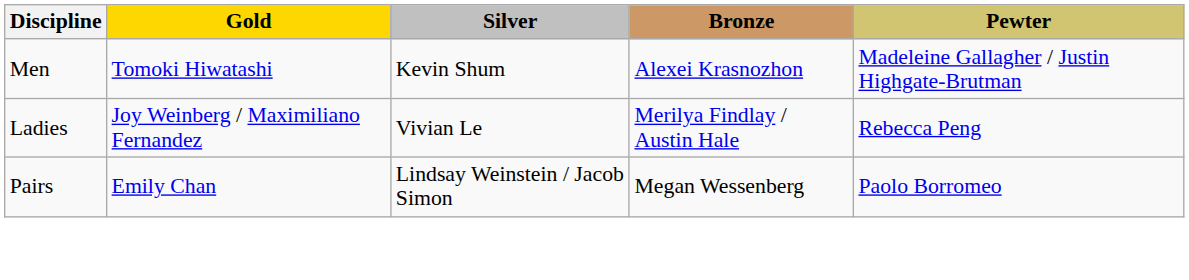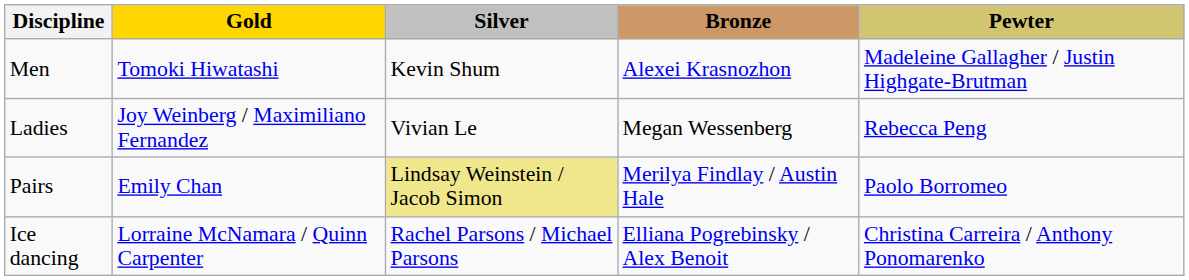(711, 127) Merilya Findlay / Austin Hale -> (707, 127) Megan Wessenberg
(510, 186) no background -> (477, 186) khaki background
(719, 186) Megan Wessenberg -> (730, 186) Merilya Findlay / Austin Hale
+ row: (44, 245)
